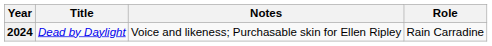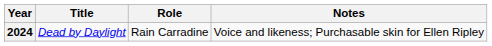columns swapped: (445, 13) <-> (266, 13)
